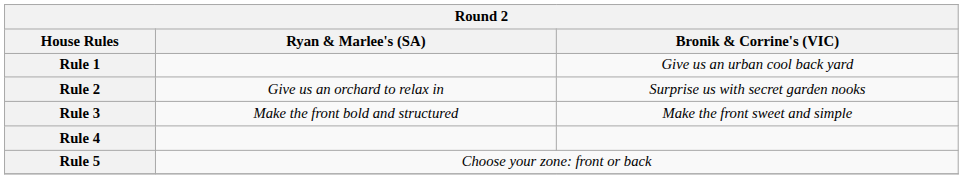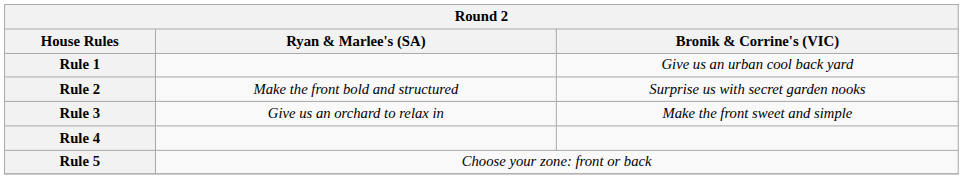(356, 89) Give us an orchard to relax in -> (356, 89) Make the front bold and structured
(356, 113) Make the front bold and structured -> (356, 113) Give us an orchard to relax in
